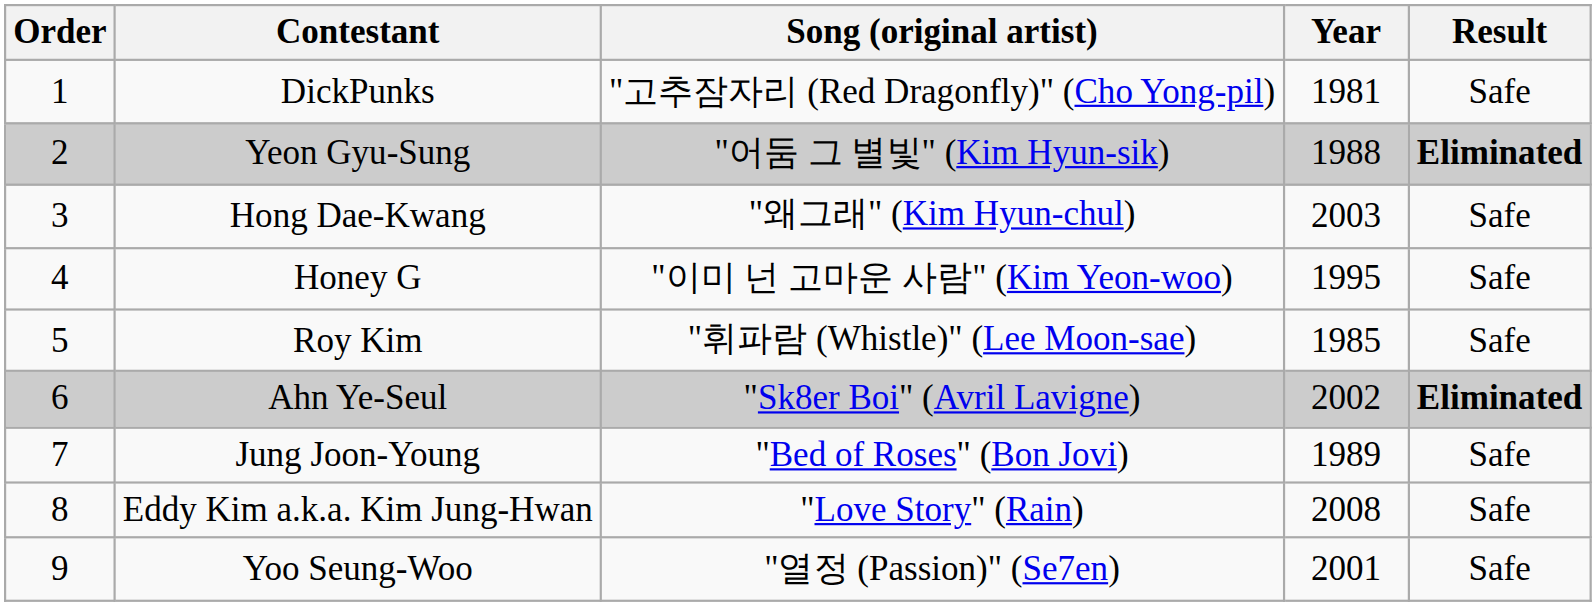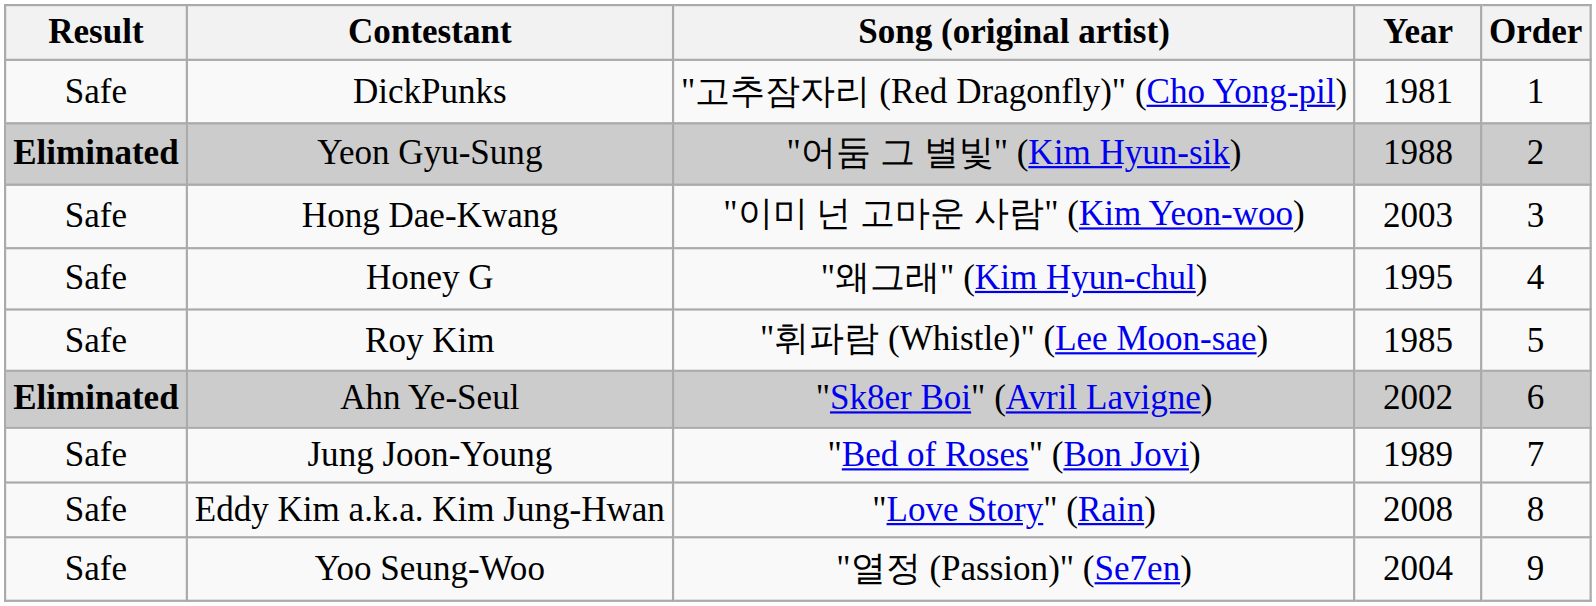columns swapped: (60, 32) <-> (1500, 32)
(942, 214) "왜그래" (Kim Hyun-chul) -> (1014, 214) "이미 넌 고마운 사람" (Kim Yeon-woo)
(942, 276) "이미 넌 고마운 사람" (Kim Yeon-woo) -> (1014, 276) "왜그래" (Kim Hyun-chul)
(1346, 568) 2001 -> (1418, 568) 2004
